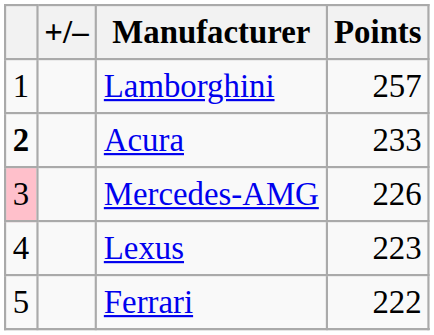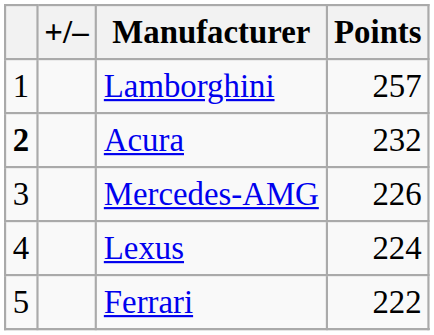(397, 140) 233 -> (397, 140) 232
(21, 194) pink background -> (21, 194) no background
(397, 248) 223 -> (397, 248) 224
